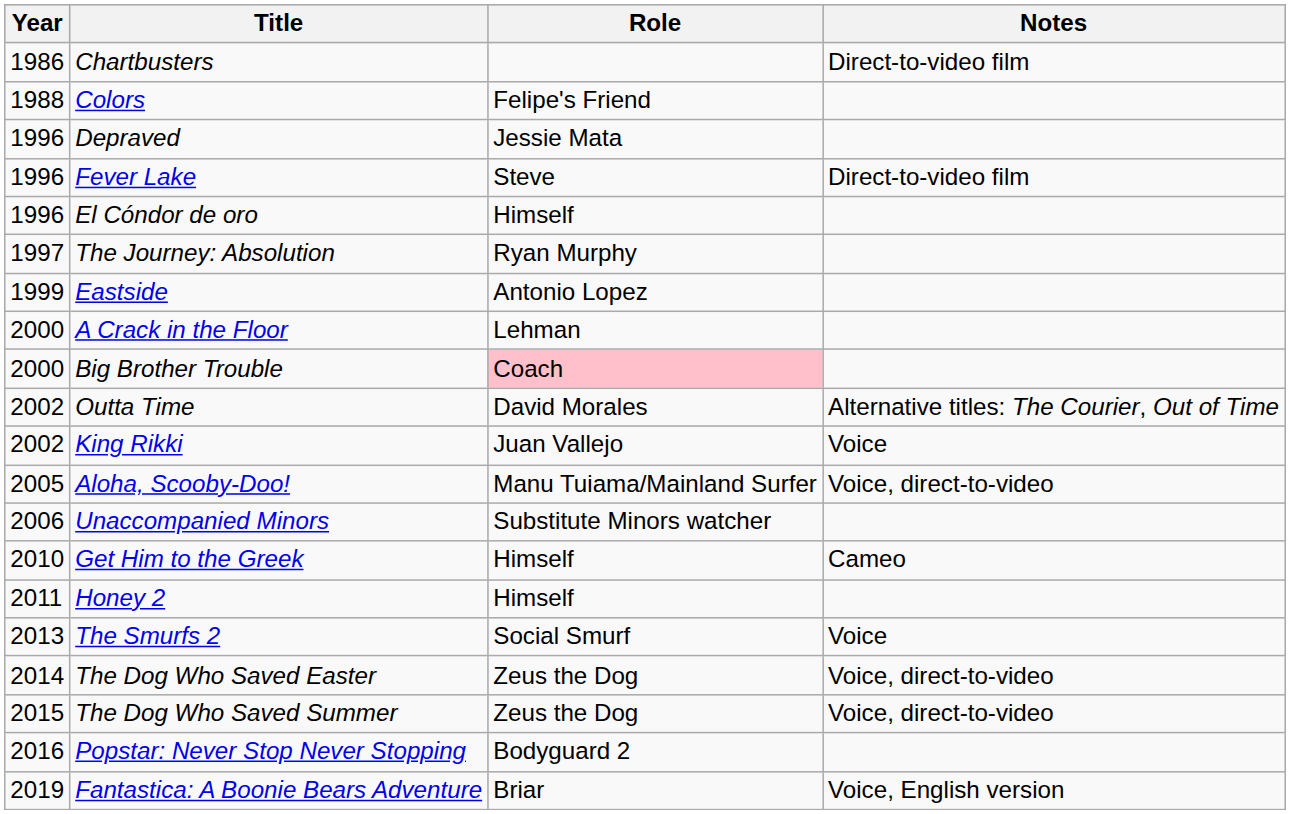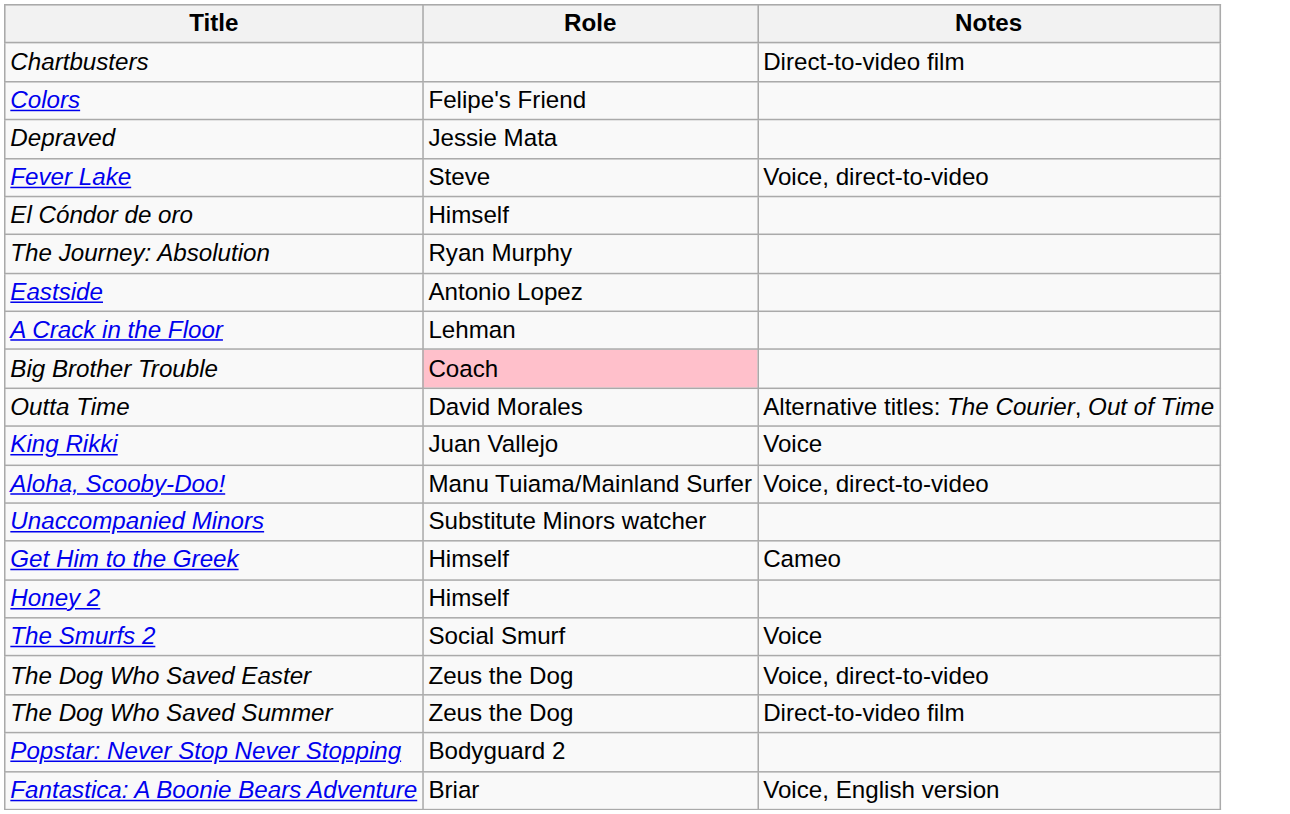- column: (37, 23)
(929, 176) Direct-to-video film -> (876, 176) Voice, direct-to-video
(941, 713) Voice, direct-to-video -> (864, 713) Direct-to-video film
